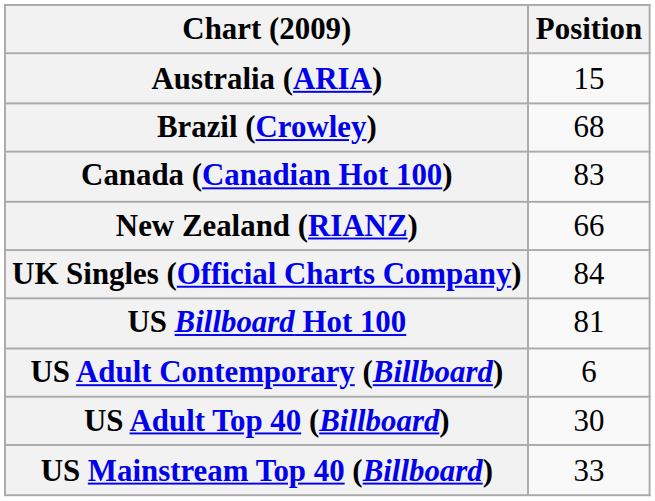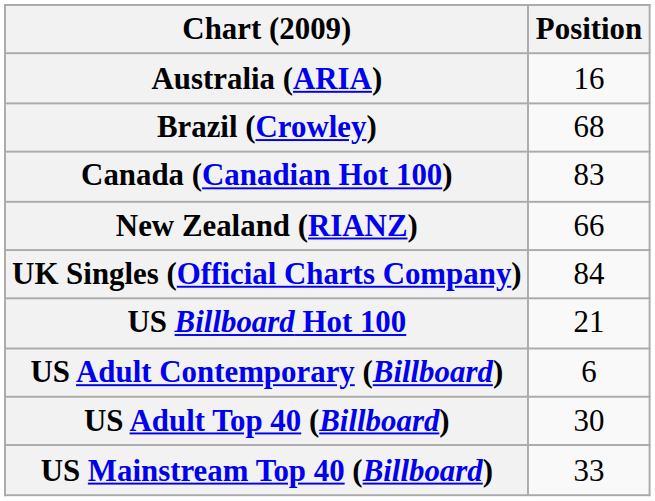(589, 77) 15 -> (589, 77) 16
(589, 322) 81 -> (589, 322) 21
